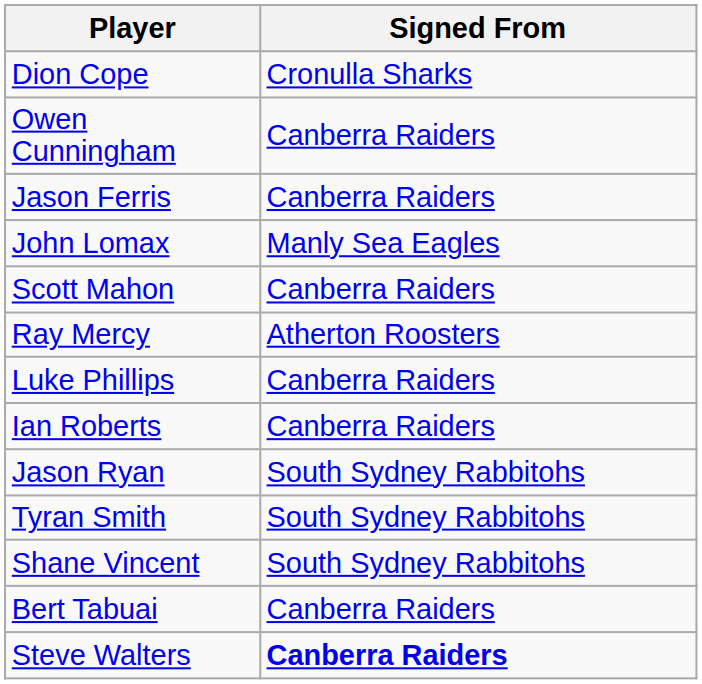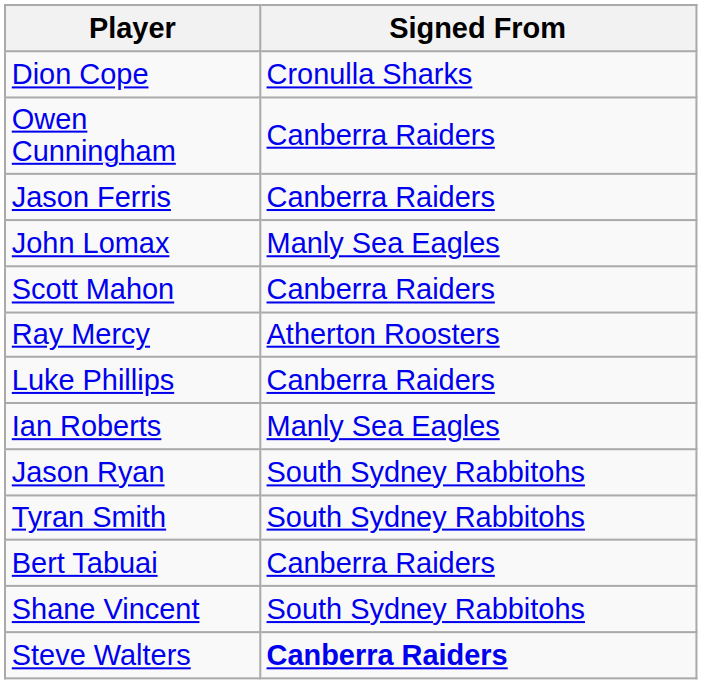(381, 426) Canberra Raiders -> (383, 426) Manly Sea Eagles
rows swapped: (85, 609) <-> (106, 563)
